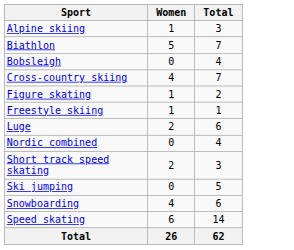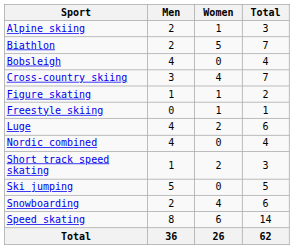+ column: (171, 13)
